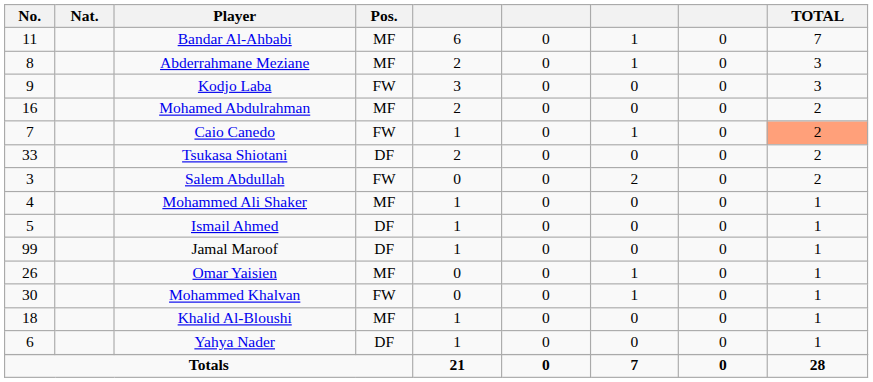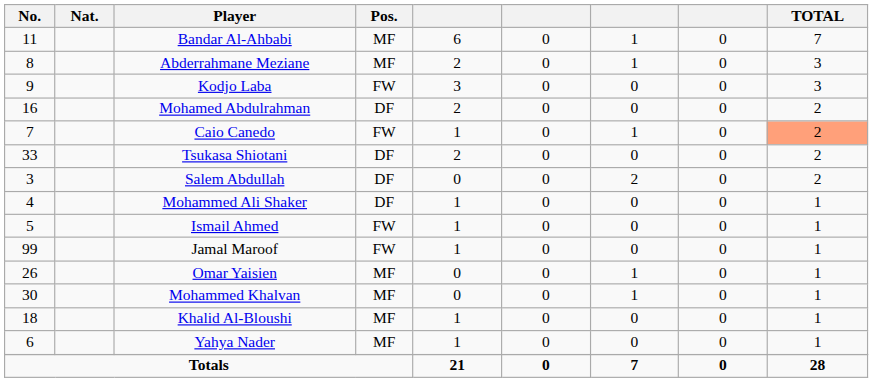(384, 108) MF -> (384, 108) DF
(384, 178) FW -> (384, 178) DF
(384, 202) MF -> (384, 202) DF
(384, 225) DF -> (384, 225) FW
(384, 248) DF -> (384, 248) FW
(384, 295) FW -> (384, 295) MF
(384, 341) DF -> (384, 341) MF
